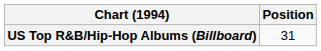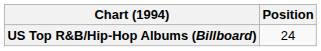(288, 35) 31 -> (288, 35) 24
